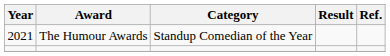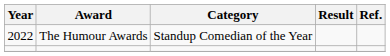(20, 35) 2021 -> (20, 35) 2022
